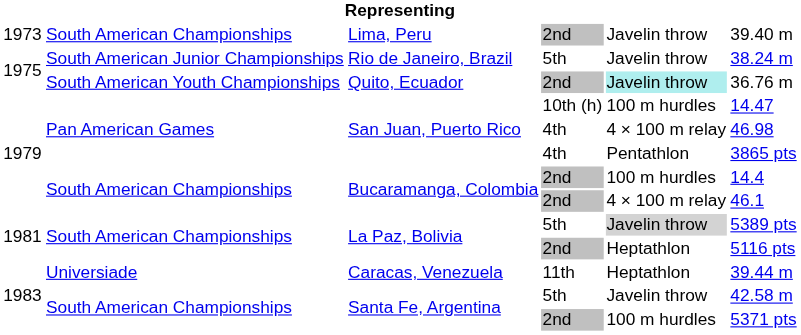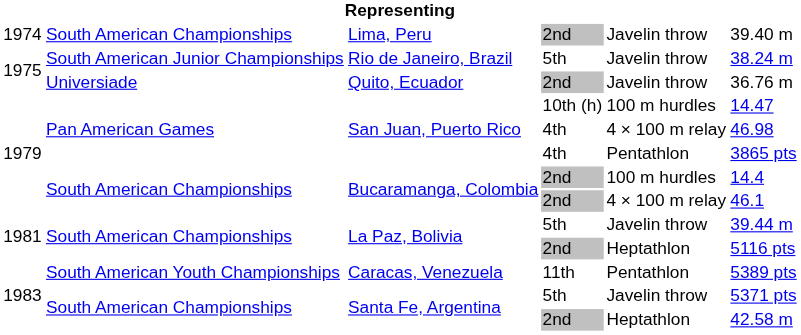(22, 34) 1973 -> (22, 34) 1974
(193, 82) South American Youth Championships -> (92, 82) Universiade
(657, 82) paleturquoise background -> (657, 82) no background
(657, 224) lightgrey background -> (657, 224) no background
(764, 224) 5389 pts -> (762, 224) 39.44 m
(92, 272) Universiade -> (193, 272) South American Youth Championships
(648, 272) Heptathlon -> (648, 272) Pentathlon
(762, 272) 39.44 m -> (764, 272) 5389 pts
(762, 296) 42.58 m -> (764, 296) 5371 pts
(661, 319) 100 m hurdles -> (648, 319) Heptathlon
(764, 319) 5371 pts -> (762, 319) 42.58 m
